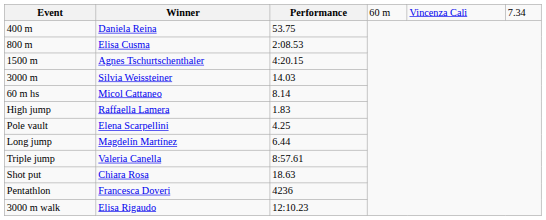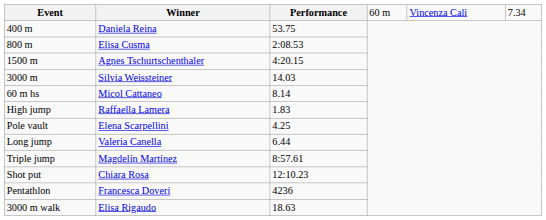(138, 142) Magdelín Martínez -> (130, 142) Valeria Canella
(130, 158) Valeria Canella -> (138, 158) Magdelín Martínez
(284, 175) 18.63 -> (290, 175) 12:10.23
(290, 207) 12:10.23 -> (284, 207) 18.63
